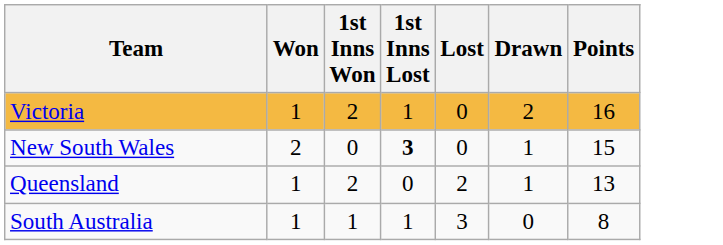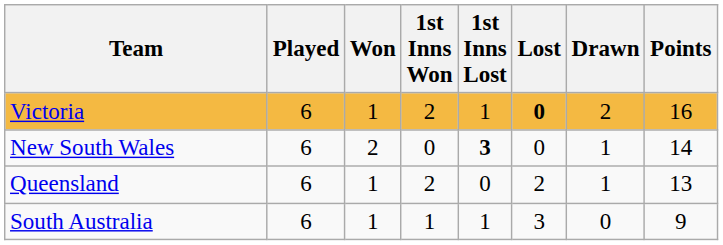+ column: (306, 48)
(462, 111) normal -> (539, 111) bold
(604, 147) 15 -> (681, 147) 14
(604, 220) 8 -> (681, 220) 9
